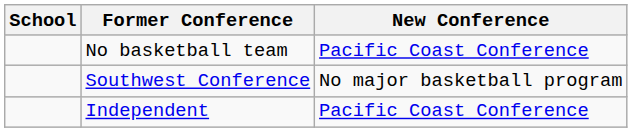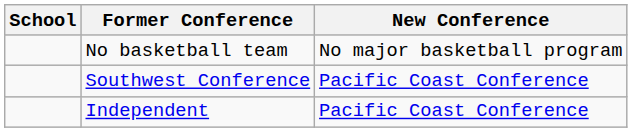(454, 50) Pacific Coast Conference -> (471, 50) No major basketball program
(471, 81) No major basketball program -> (454, 81) Pacific Coast Conference
